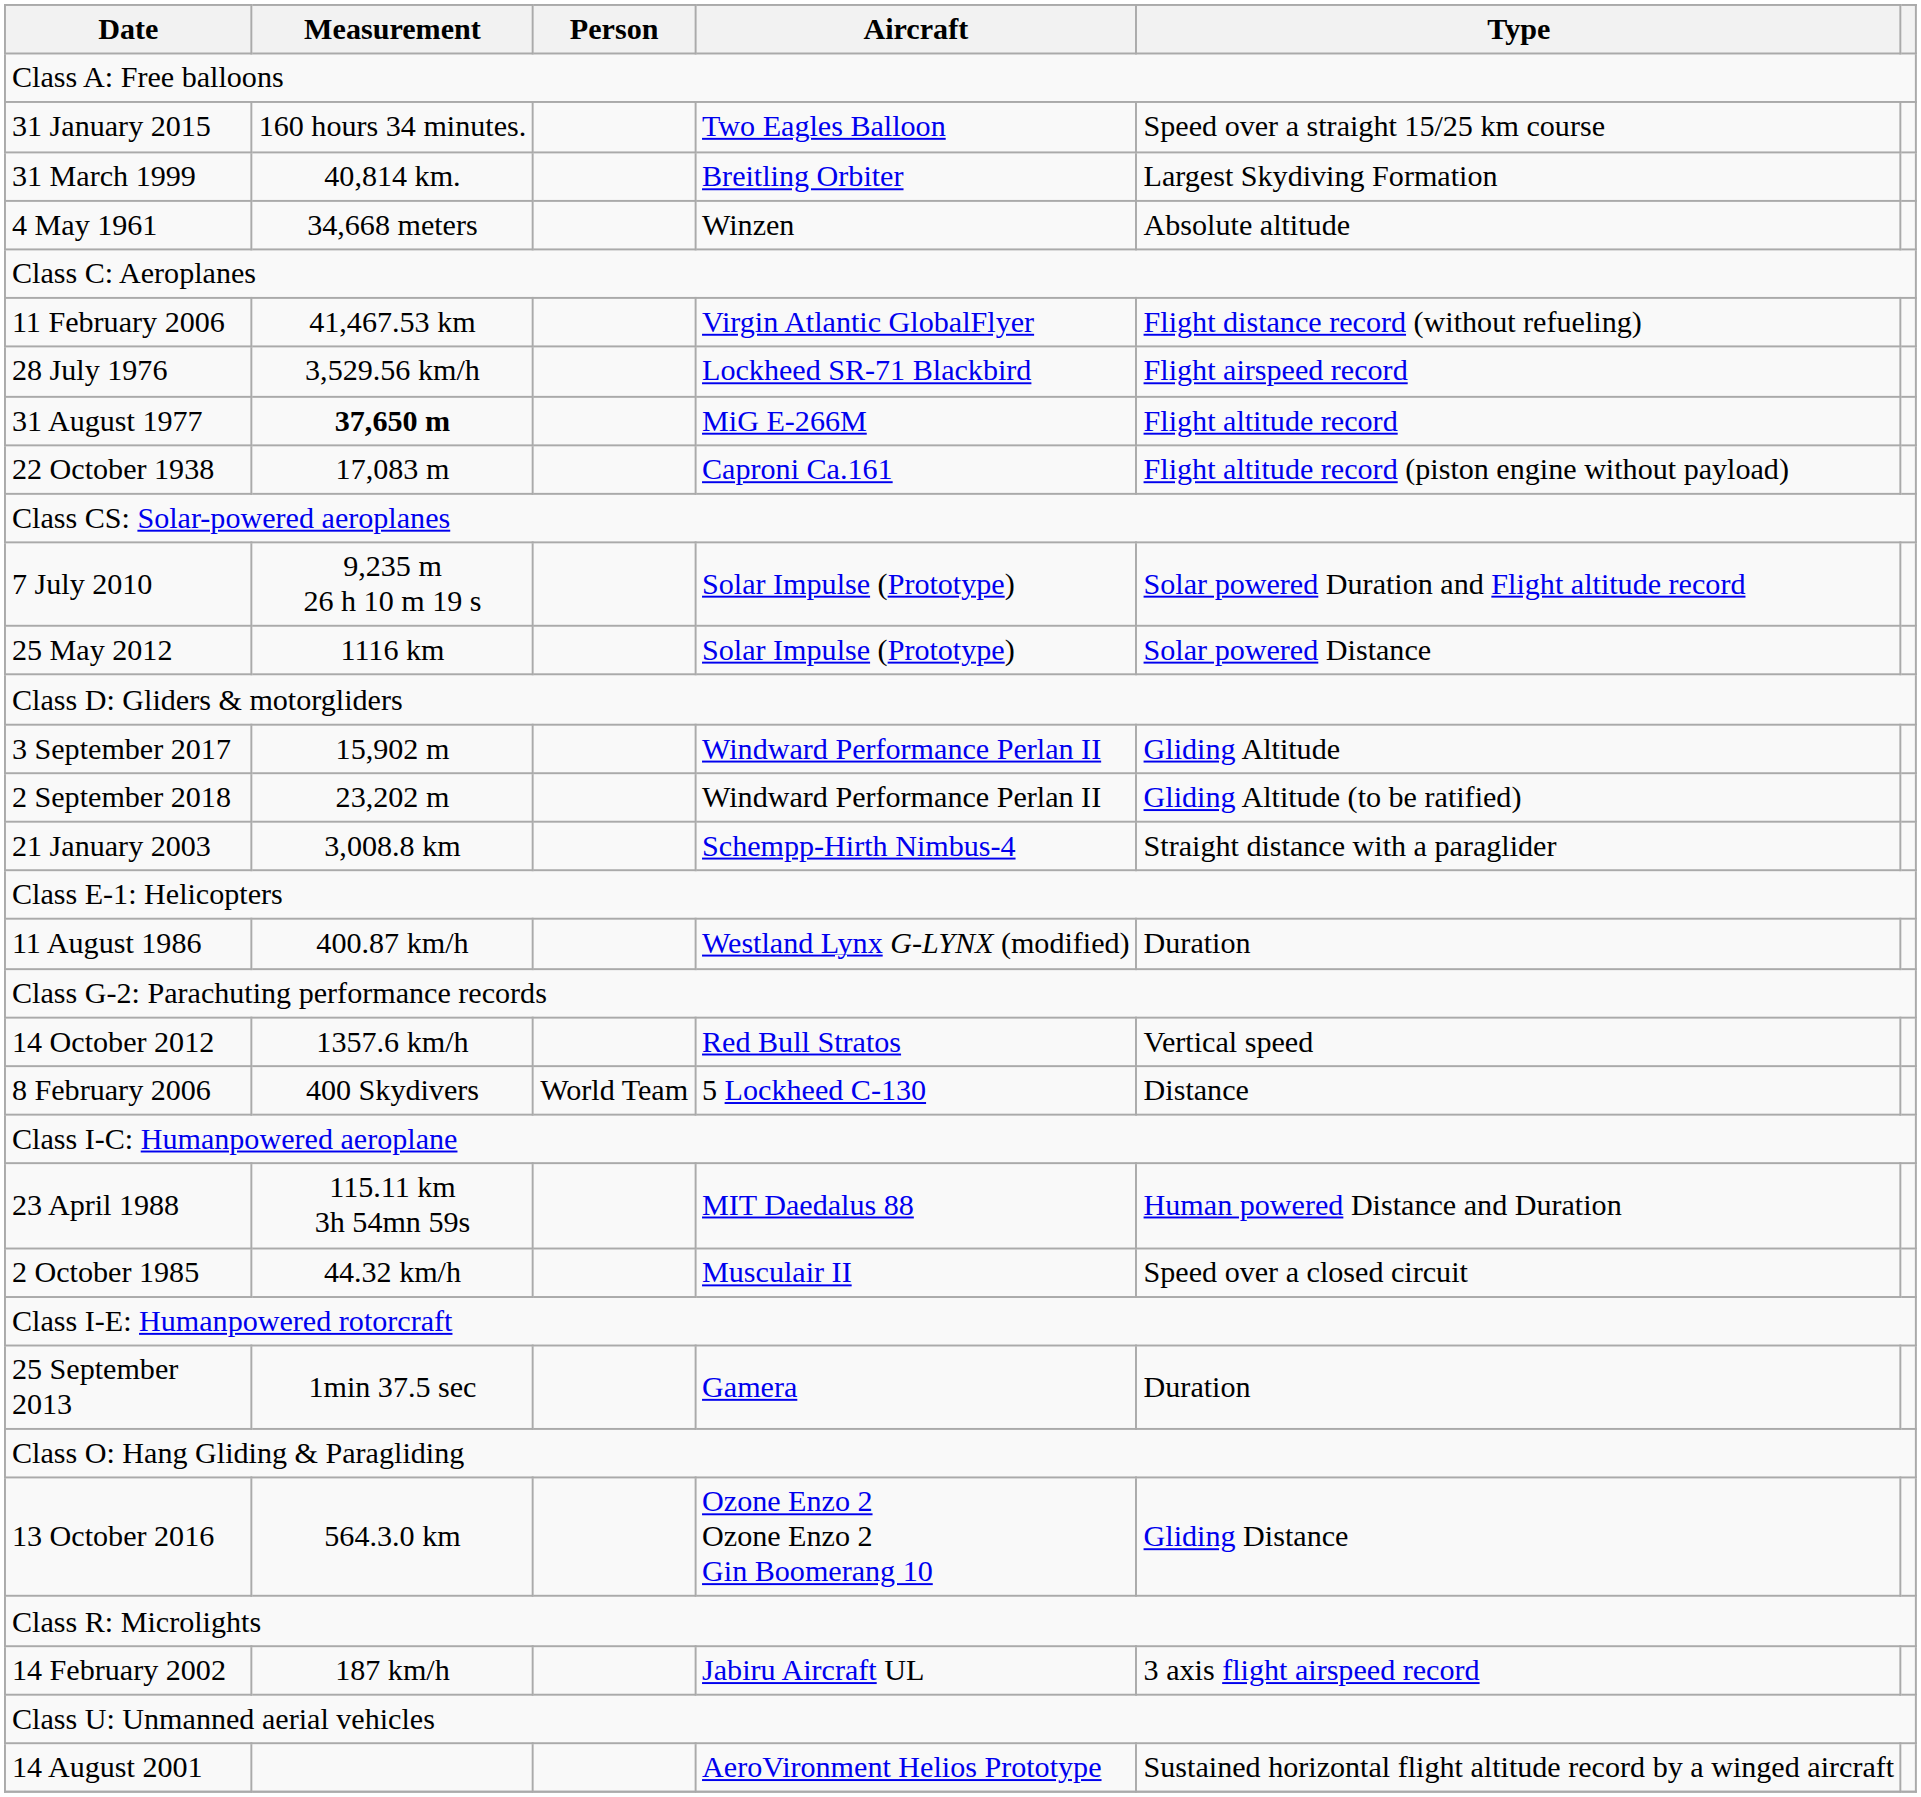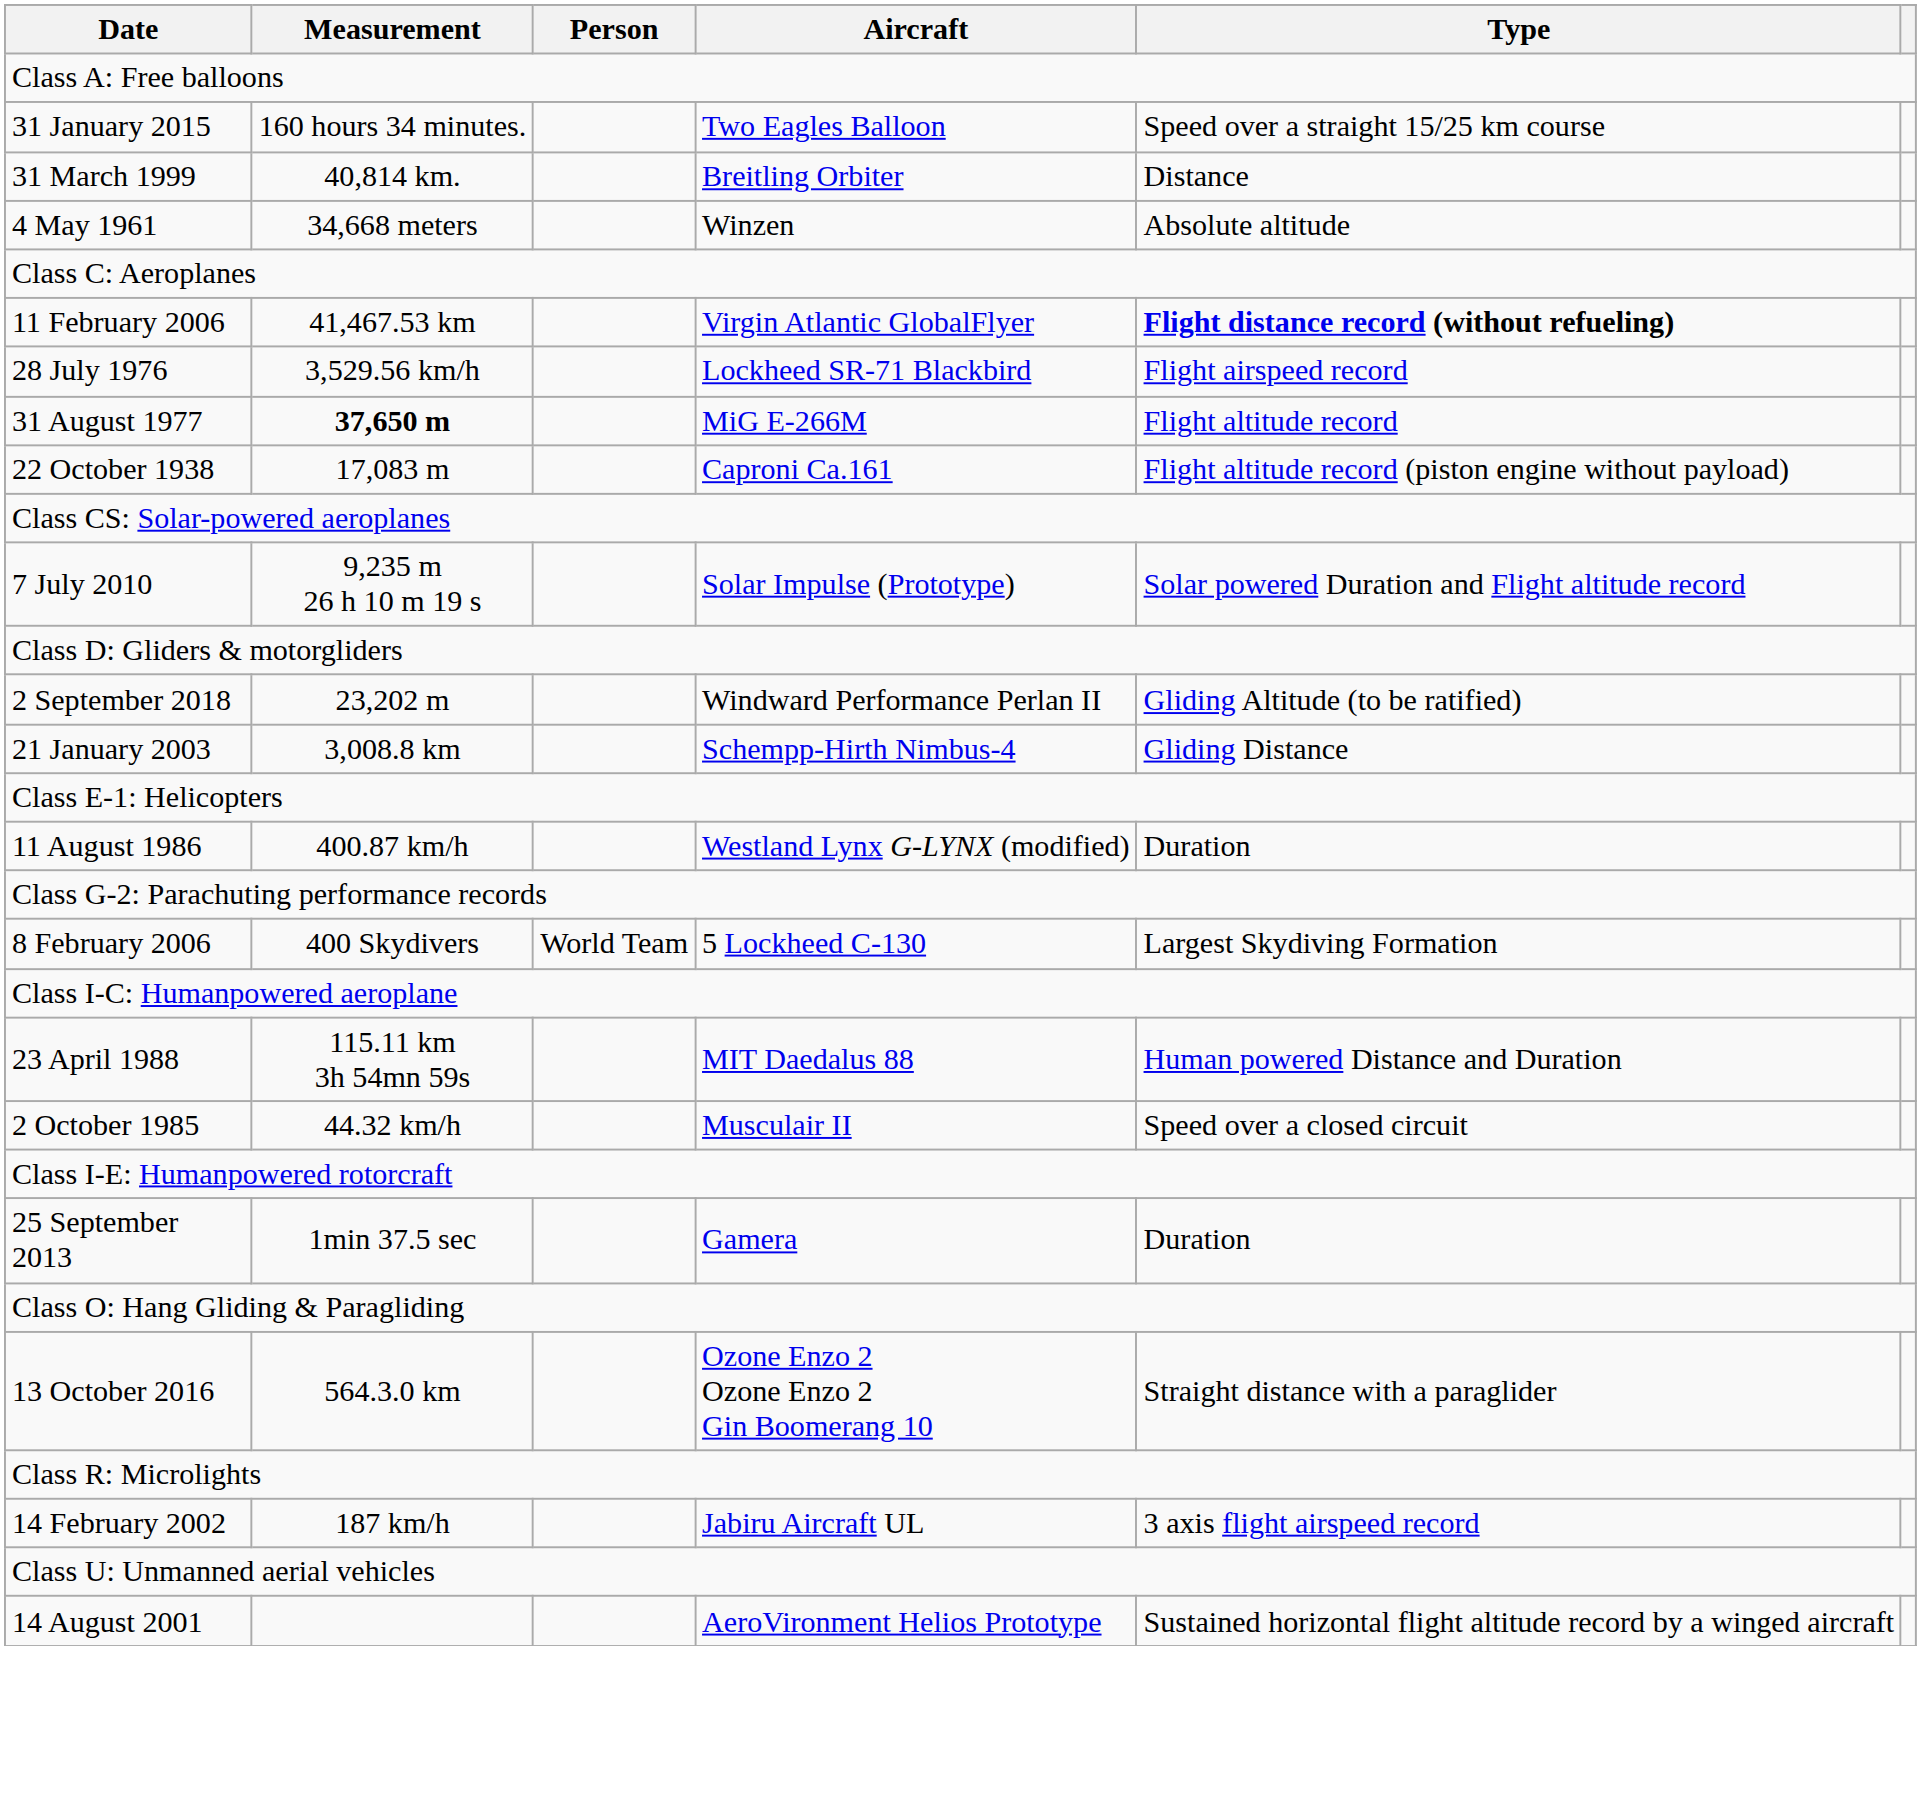(1321, 175) Largest Skydiving Formation -> (1196, 175) Distance
(1393, 321) normal -> (1409, 321) bold
- row: (92, 649)
- row: (121, 747)
(1350, 845) Straight distance with a paraglider -> (1246, 747) Gliding Distance
- row: (113, 1040)
(1196, 1089) Distance -> (1321, 942) Largest Skydiving Formation
(1246, 1536) Gliding Distance -> (1350, 1389) Straight distance with a paraglider
